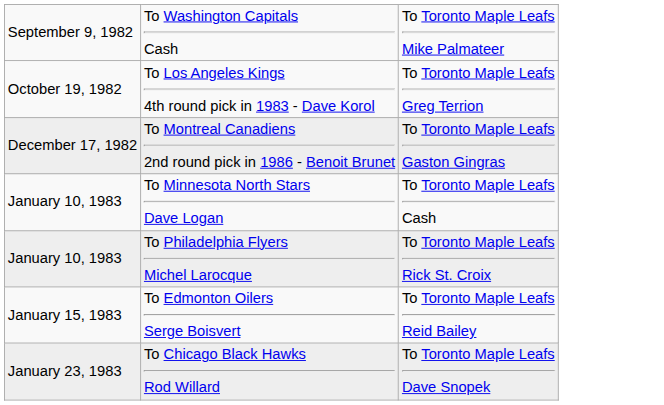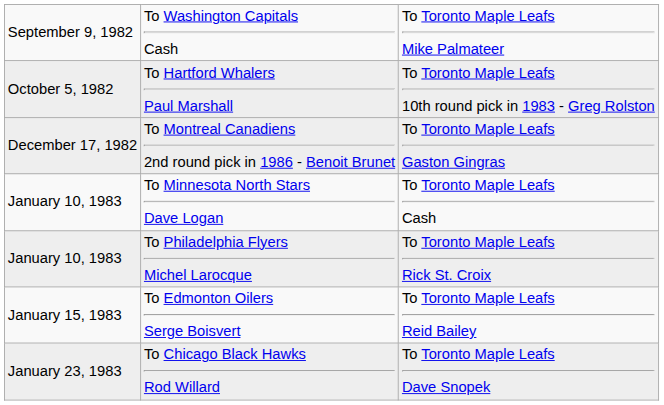+ row: (270, 89)
- row: (270, 89)
